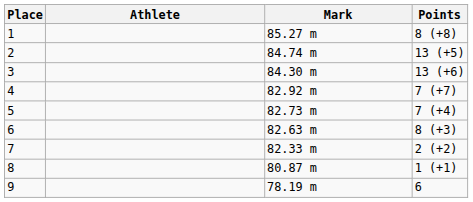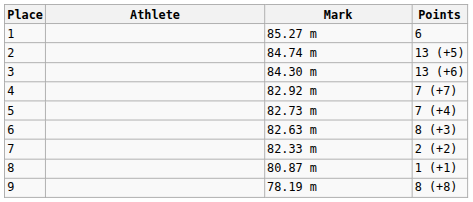(436, 33) 8 (+8) -> (418, 33) 6
(418, 188) 6 -> (436, 188) 8 (+8)
